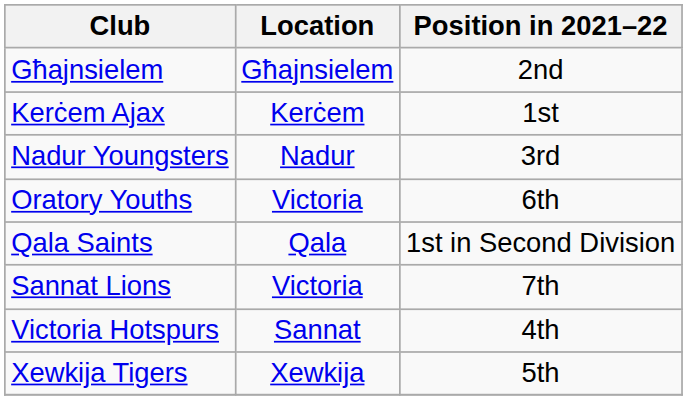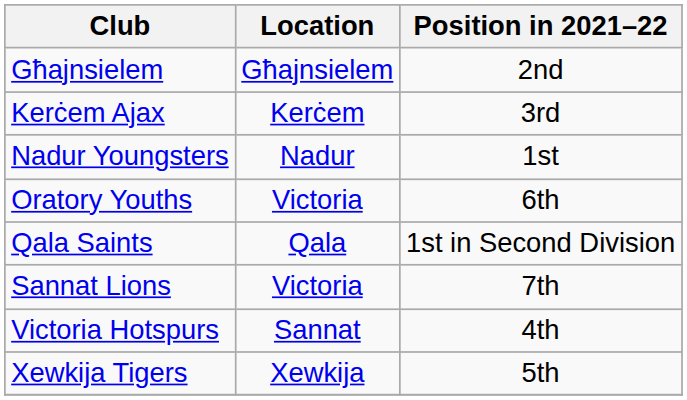(541, 112) 1st -> (541, 112) 3rd
(541, 156) 3rd -> (541, 156) 1st
